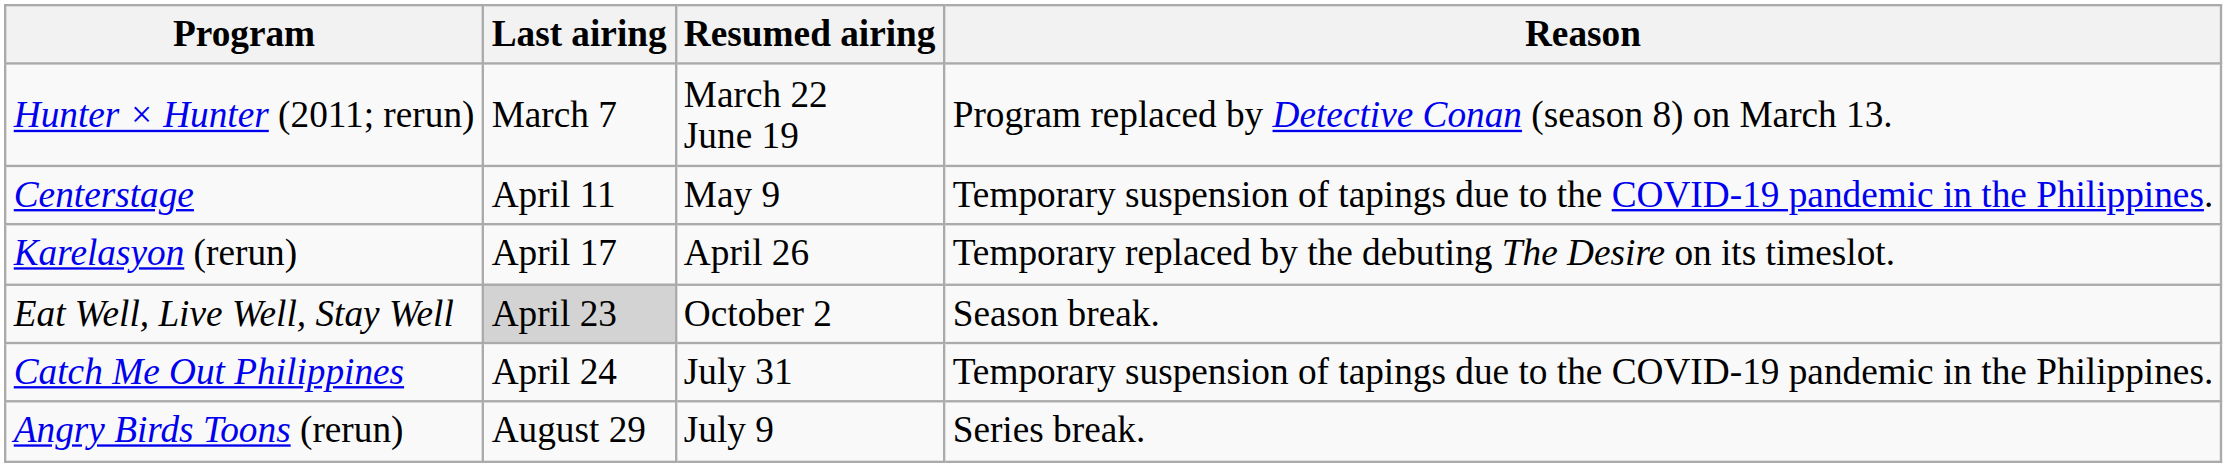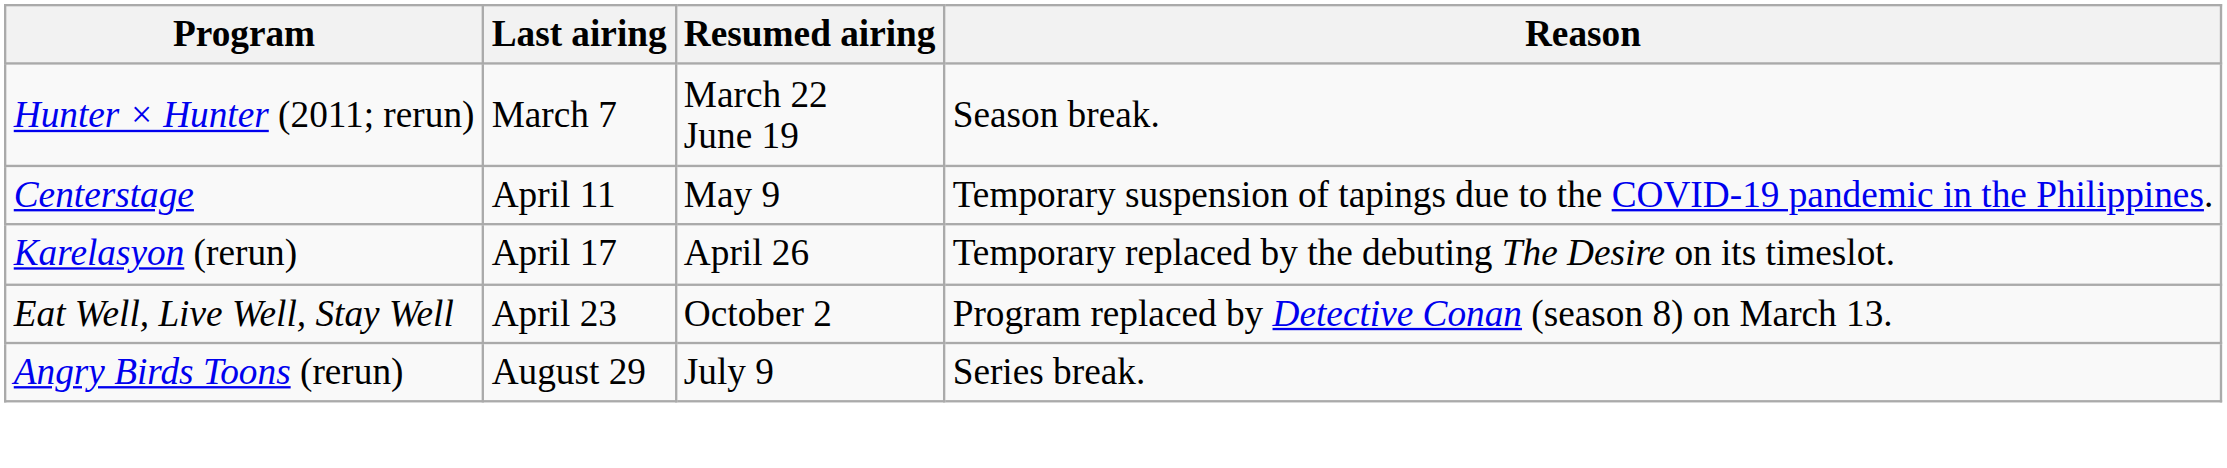(1423, 114) Program replaced by Detective Conan (season 8) on March 13. -> (1056, 114) Season break.
(554, 312) lightgrey background -> (554, 312) no background
(1056, 312) Season break. -> (1423, 312) Program replaced by Detective Conan (season 8) on March 13.
- row: (209, 371)
